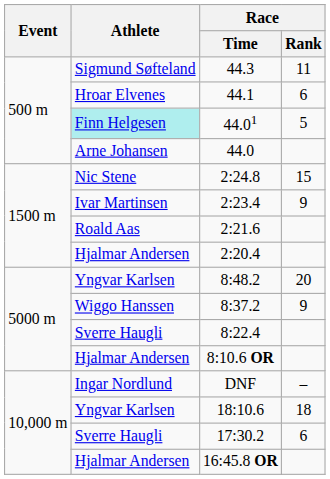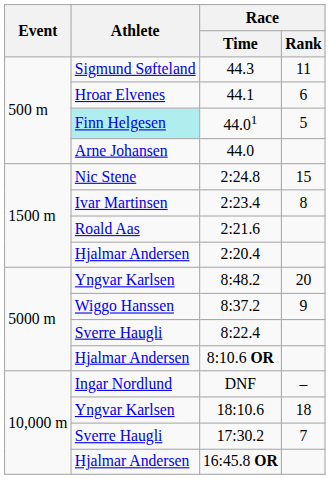(304, 203) 9 -> (304, 203) 8
(304, 436) 6 -> (304, 436) 7
